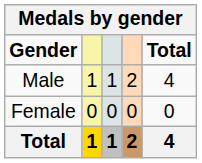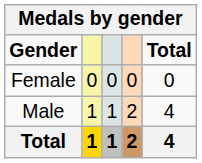rows swapped: (43, 81) <-> (43, 111)
